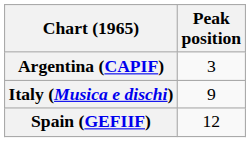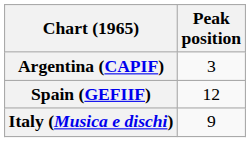rows swapped: (91, 94) <-> (91, 121)
